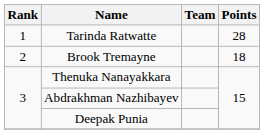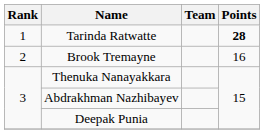(239, 35) normal -> (239, 35) bold
(239, 56) 18 -> (239, 56) 16
